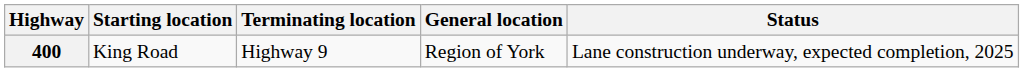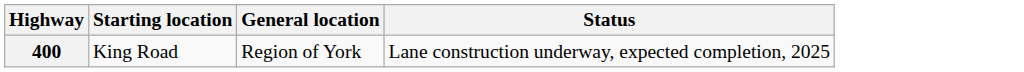- column: (329, 19)
